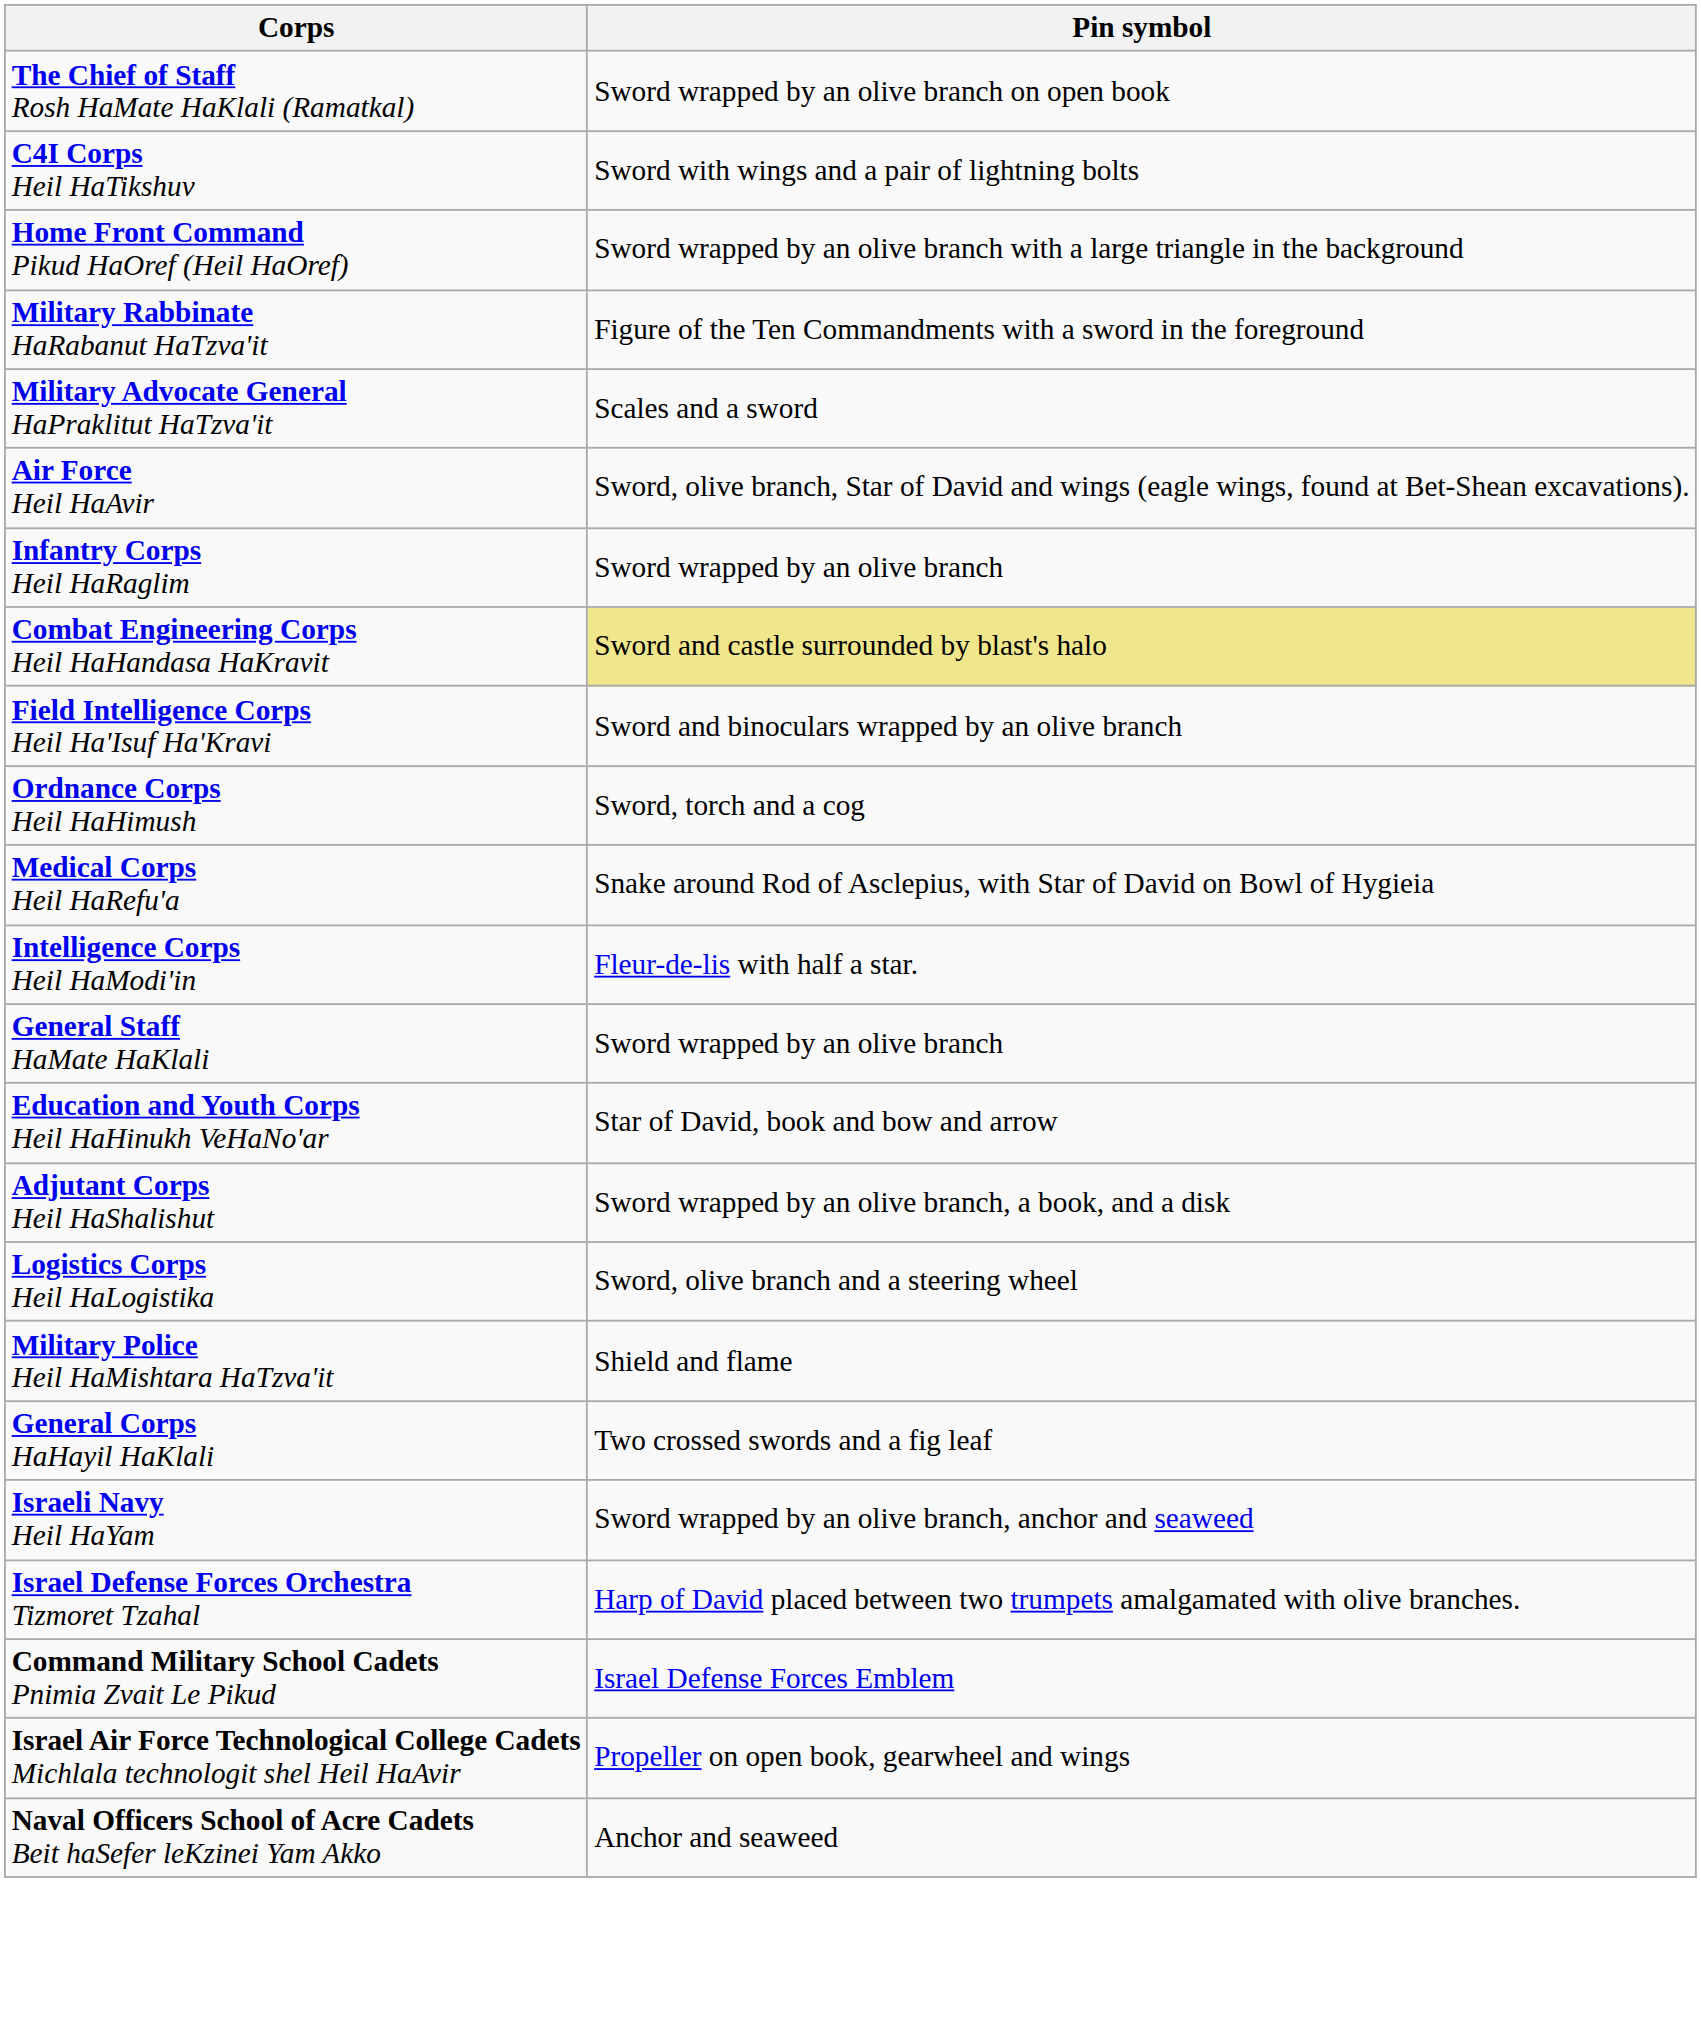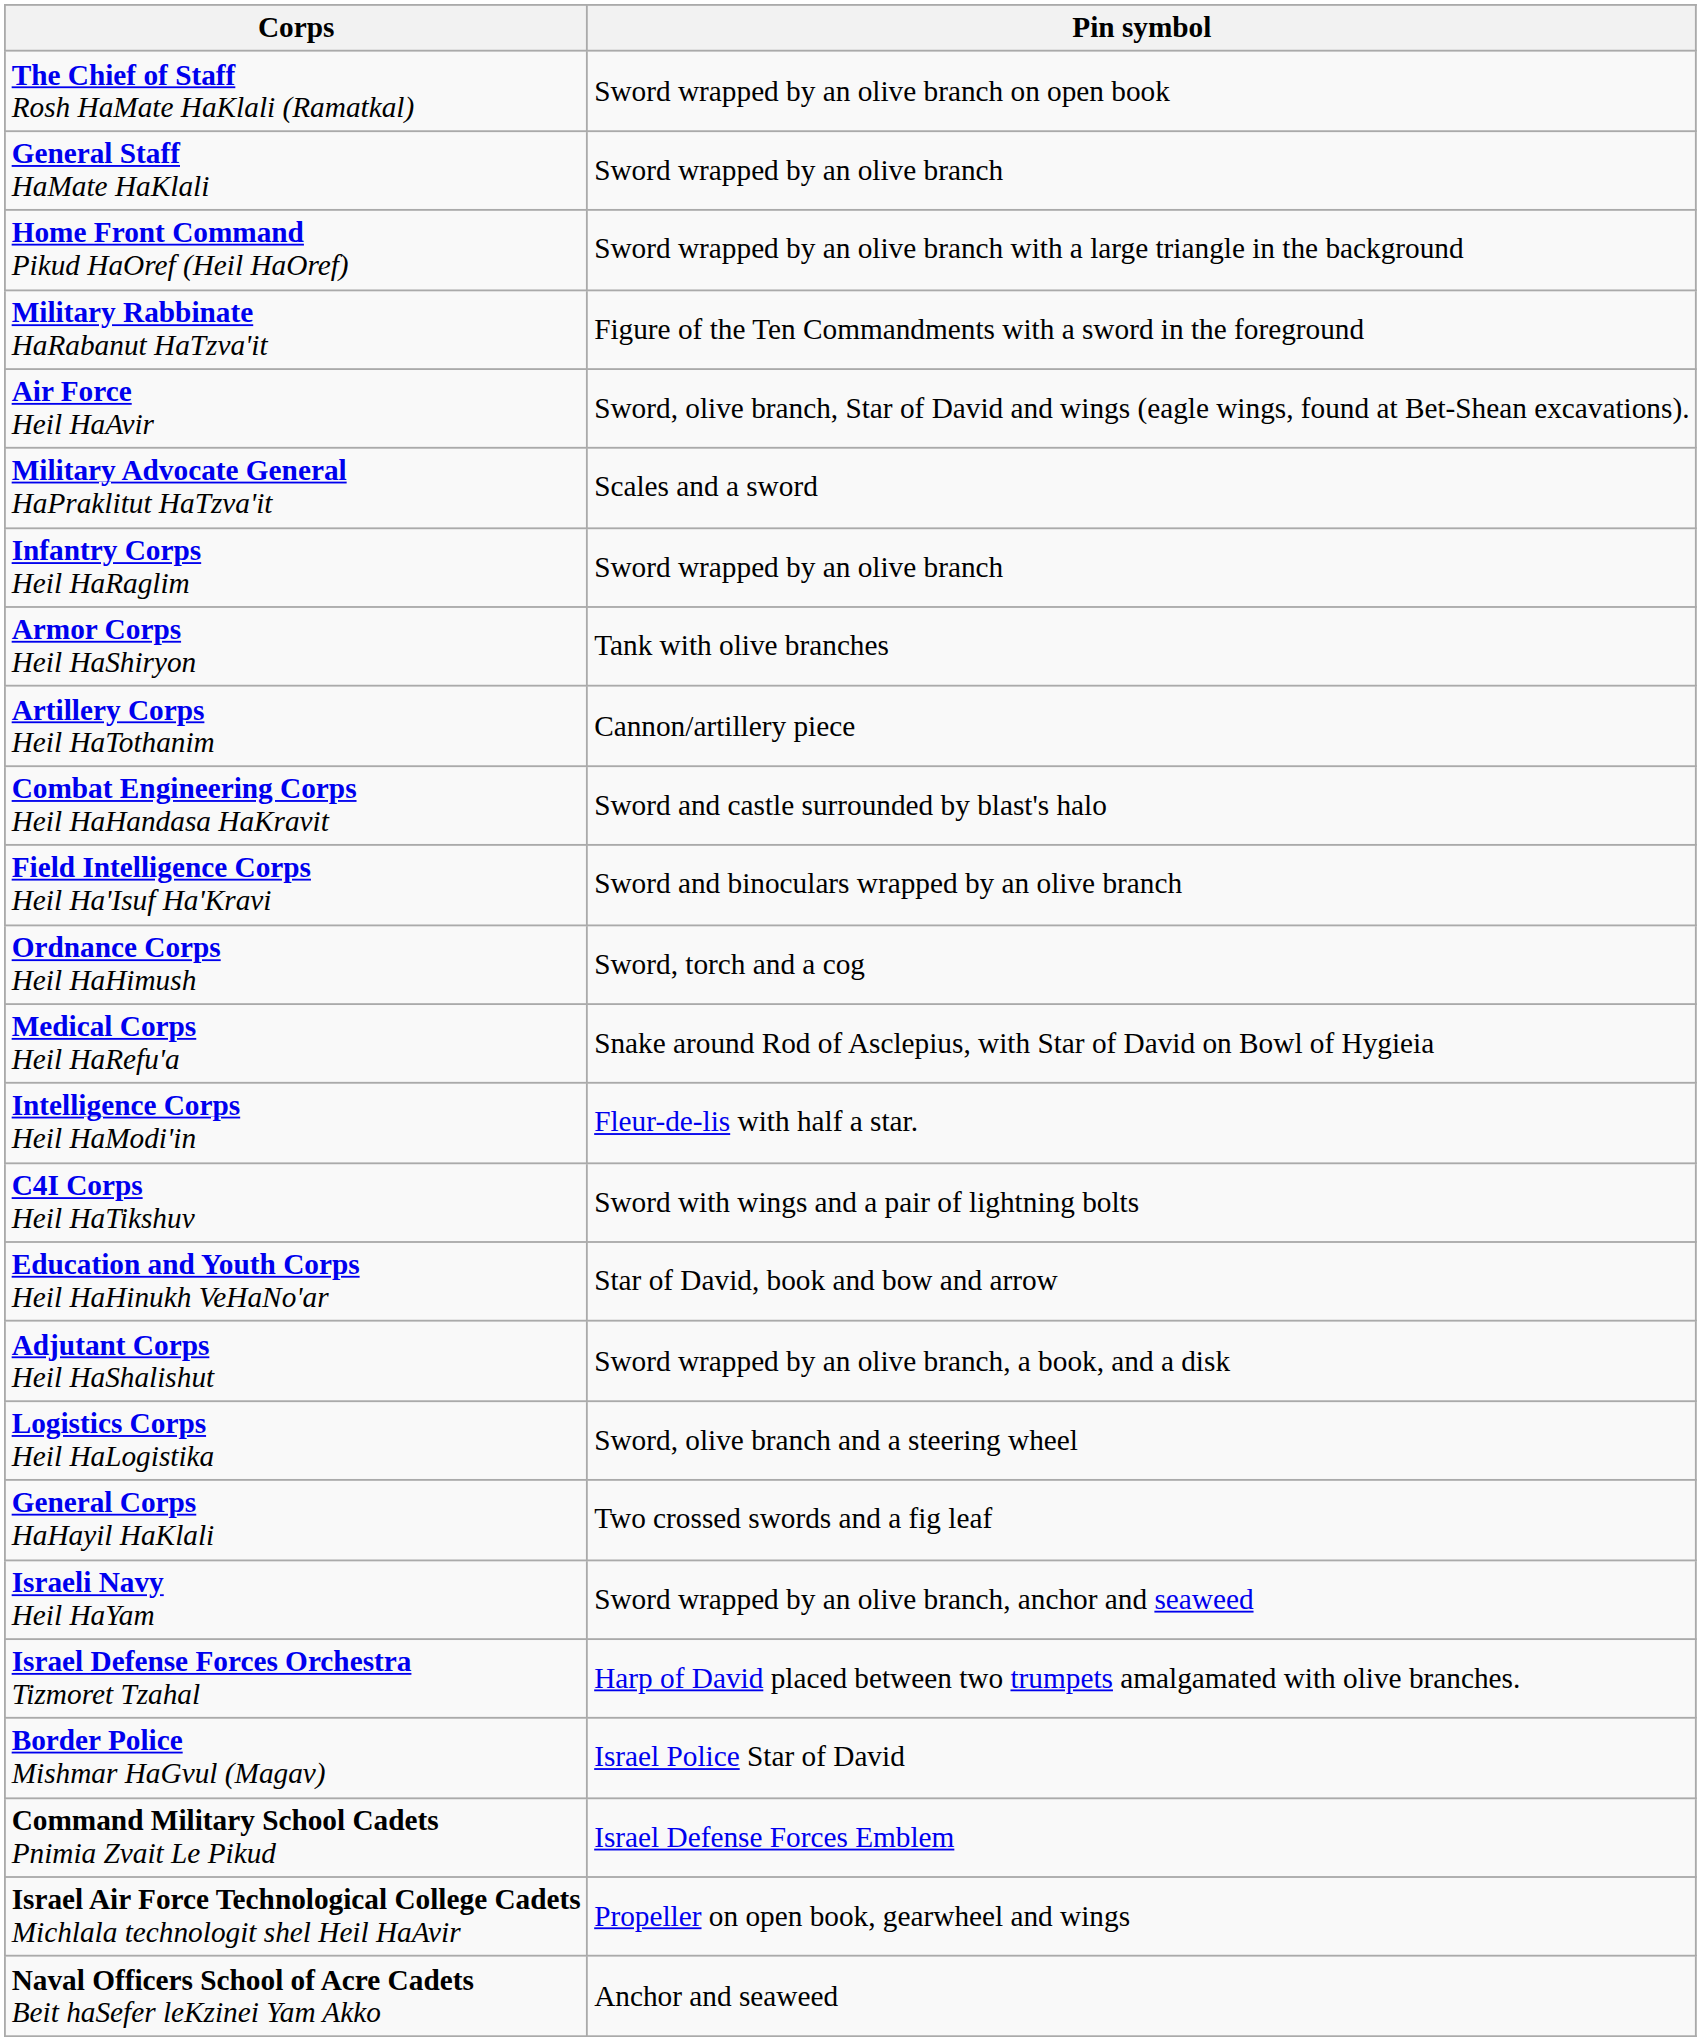rows swapped: (110, 1043) <-> (103, 170)
rows swapped: (179, 408) <-> (83, 487)
+ row: (104, 646)
+ row: (113, 725)
(851, 646) khaki background -> (851, 805) no background
- row: (173, 1360)
+ row: (169, 1757)
